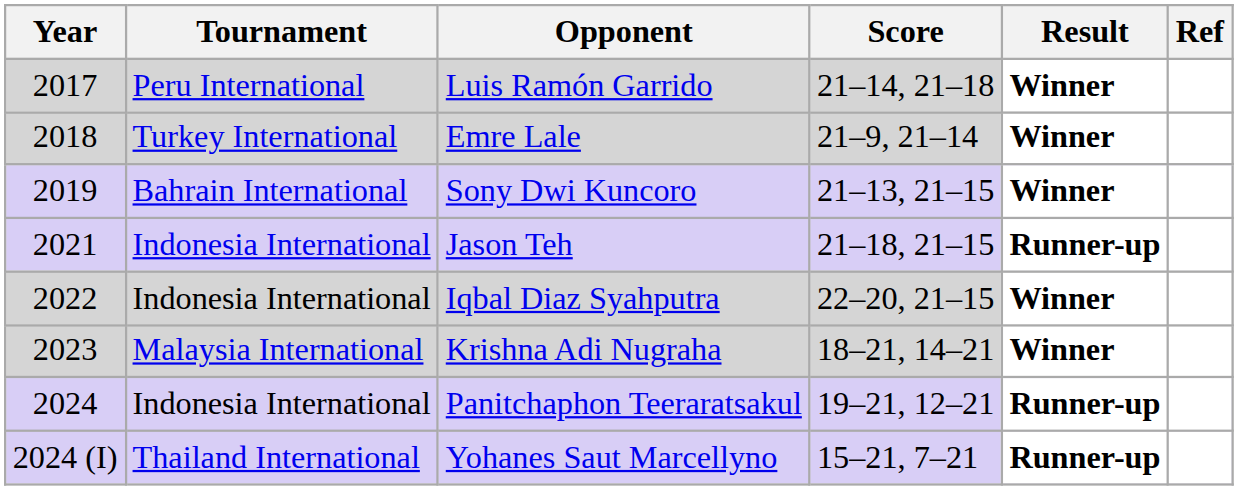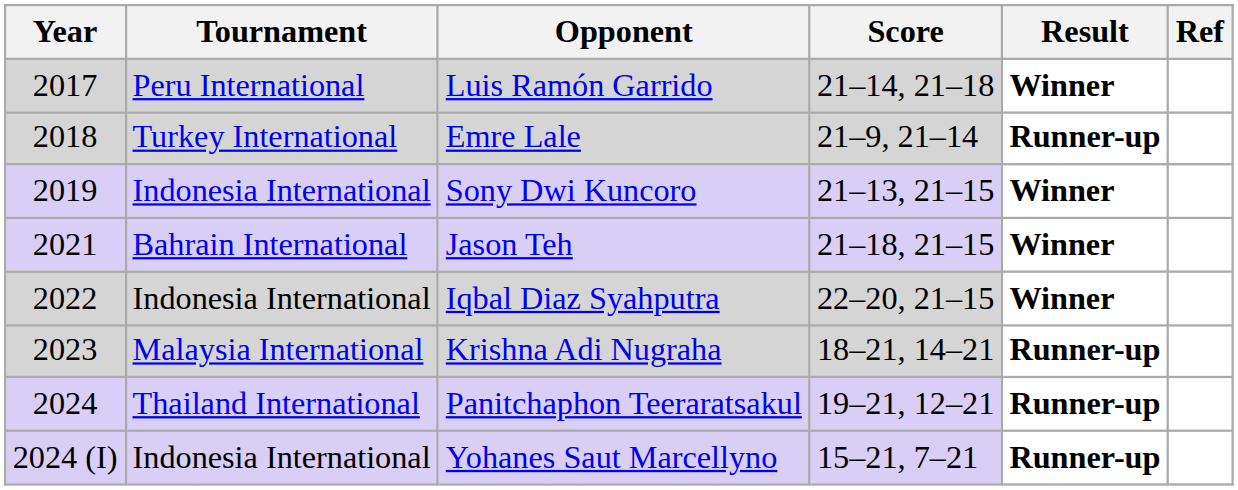(1062, 137) Winner -> (1085, 137) Runner-up
(270, 191) Bahrain International -> (282, 191) Indonesia International
(282, 244) Indonesia International -> (270, 244) Bahrain International
(1085, 244) Runner-up -> (1062, 244) Winner
(1062, 350) Winner -> (1085, 350) Runner-up
(282, 403) Indonesia International -> (276, 403) Thailand International
(276, 457) Thailand International -> (282, 457) Indonesia International
